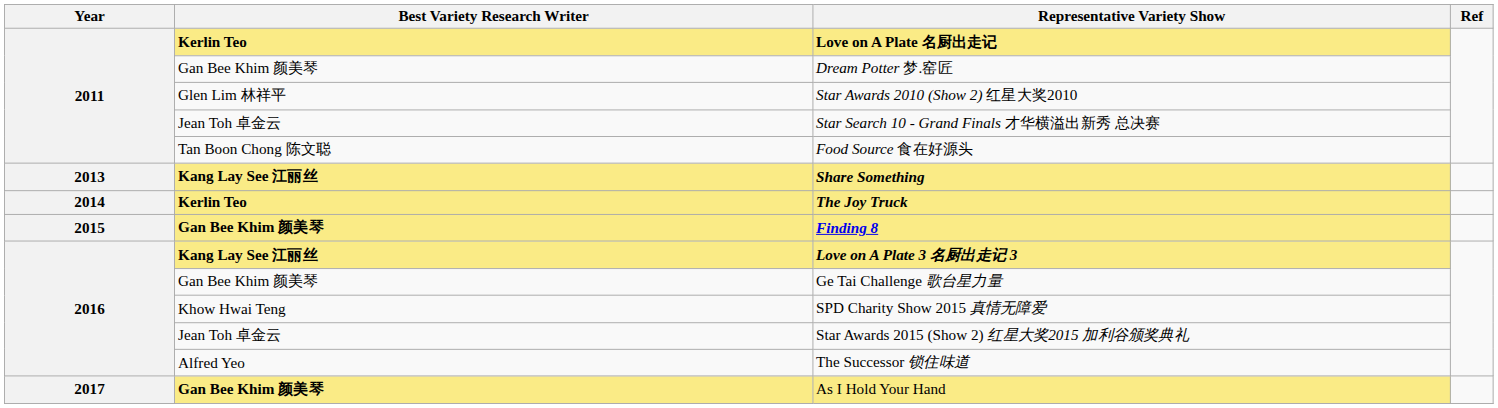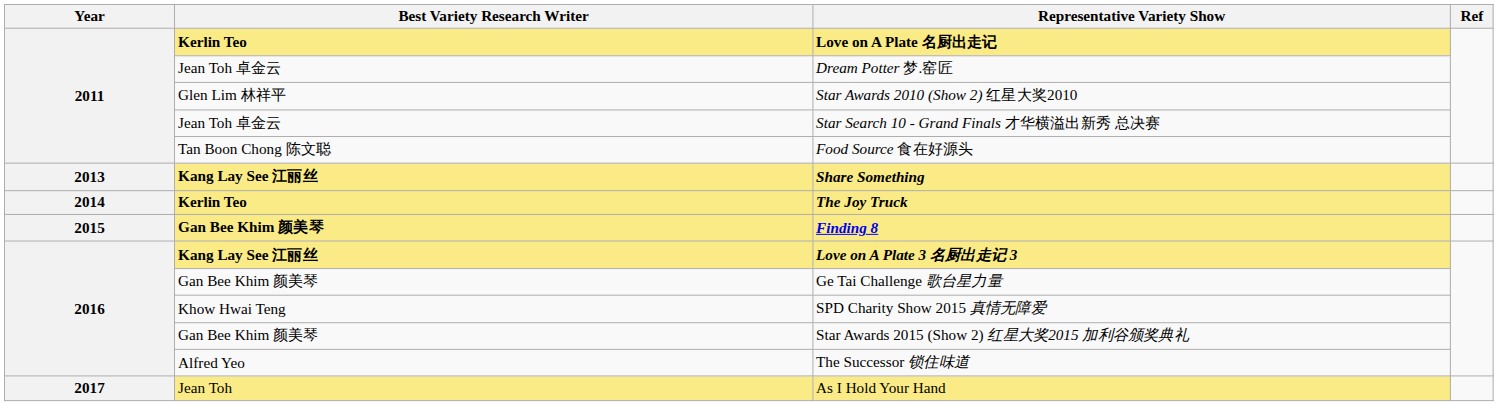(248, 68) Gan Bee Khim 颜美琴 -> (230, 68) Jean Toh 卓金云
(230, 335) Jean Toh 卓金云 -> (248, 335) Gan Bee Khim 颜美琴
(251, 389) Gan Bee Khim 颜美琴 -> (205, 388) Jean Toh
